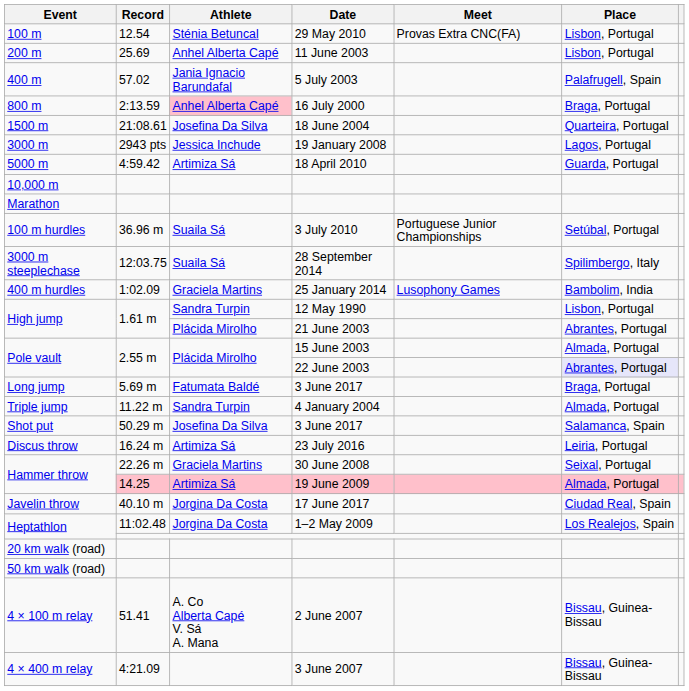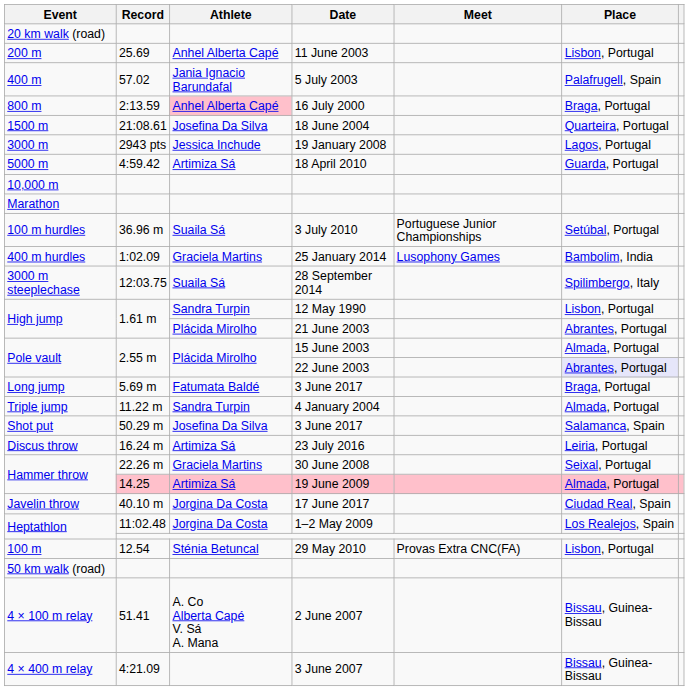rows swapped: (24, 34) <-> (56, 549)
rows swapped: (46, 290) <-> (44, 263)
